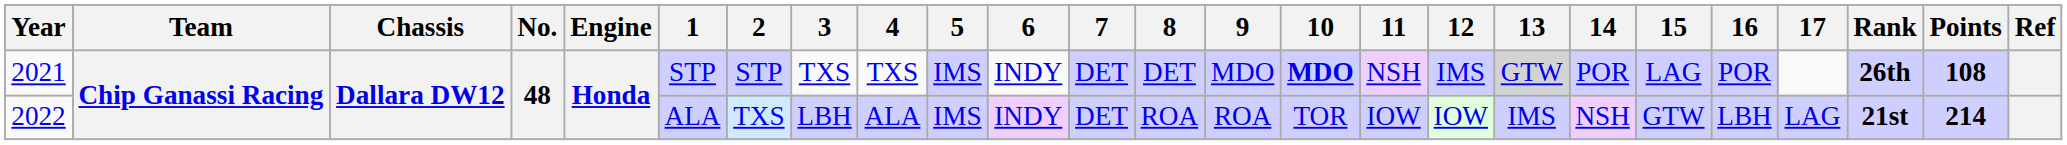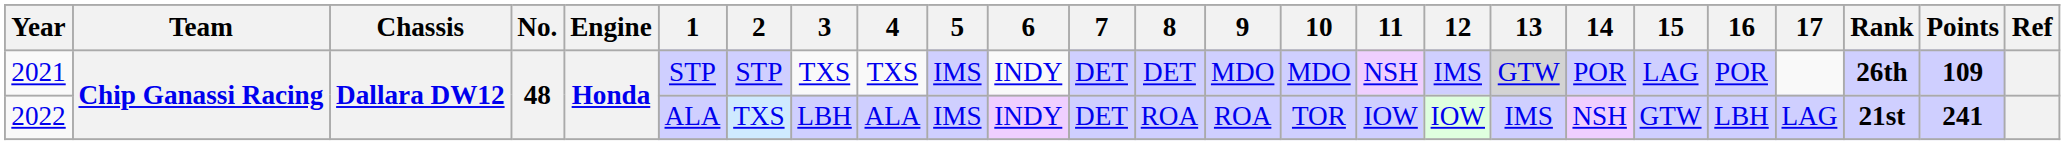(1320, 72) bold -> (1319, 72) normal
(1966, 72) 108 -> (1963, 72) 109
(1966, 117) 214 -> (1963, 117) 241
